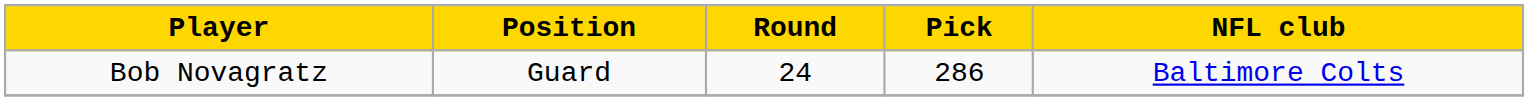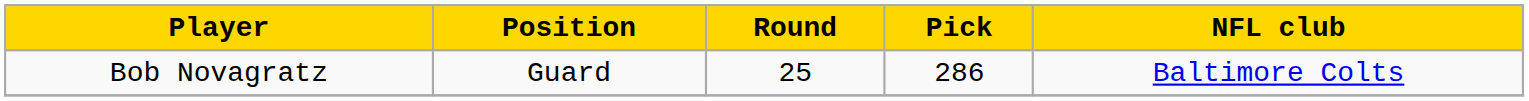(795, 73) 24 -> (795, 73) 25
